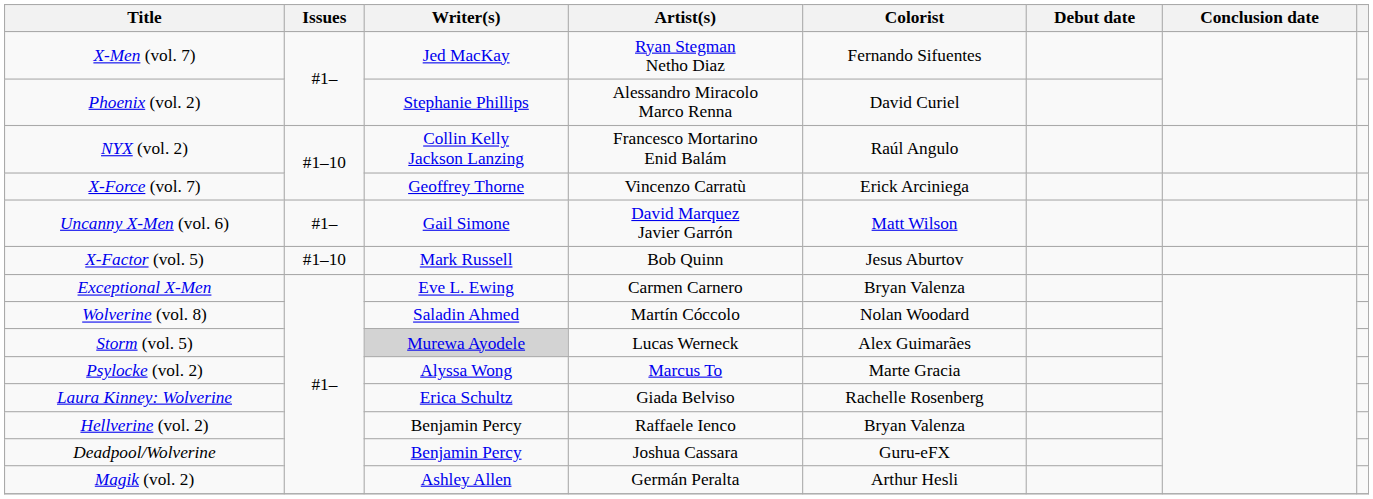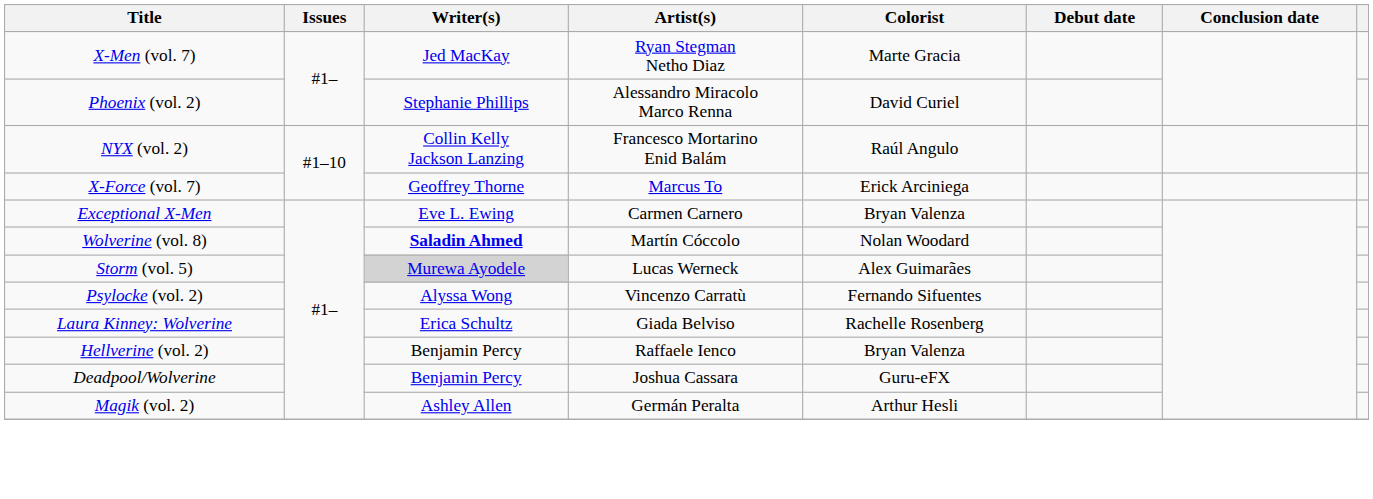(915, 55) Fernando Sifuentes -> (915, 55) Marte Gracia
(685, 186) Vincenzo Carratù -> (685, 186) Marcus To
- row: (145, 223)
- row: (144, 260)
(466, 315) normal -> (466, 240) bold
(685, 370) Marcus To -> (685, 295) Vincenzo Carratù
(915, 370) Marte Gracia -> (915, 295) Fernando Sifuentes
